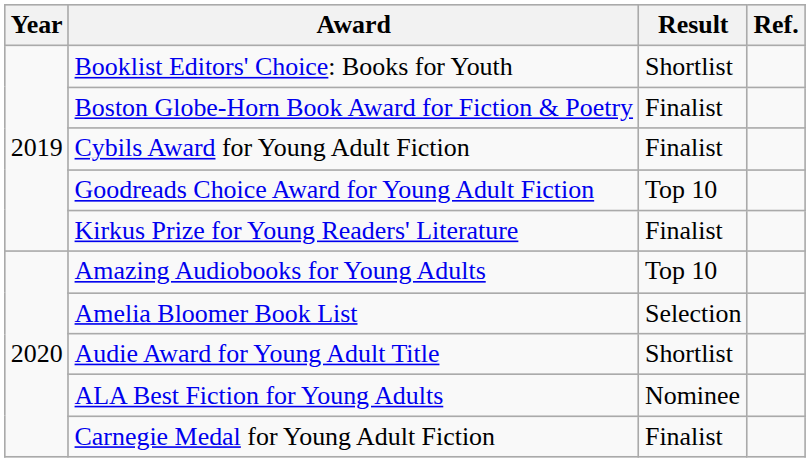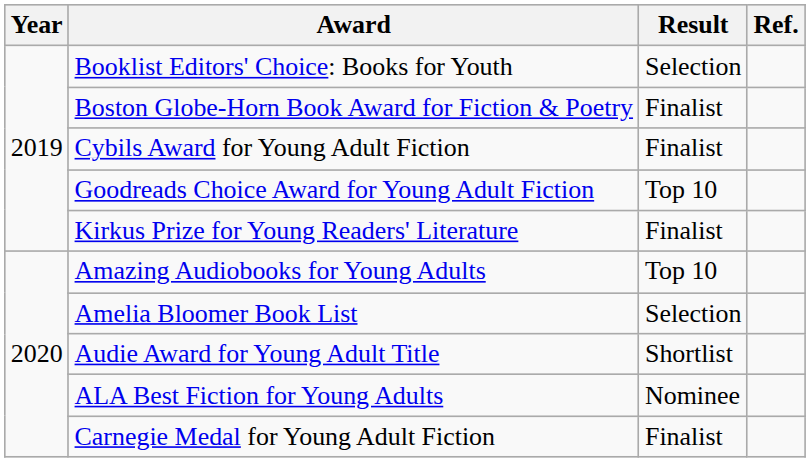(689, 66) Shortlist -> (693, 66) Selection
